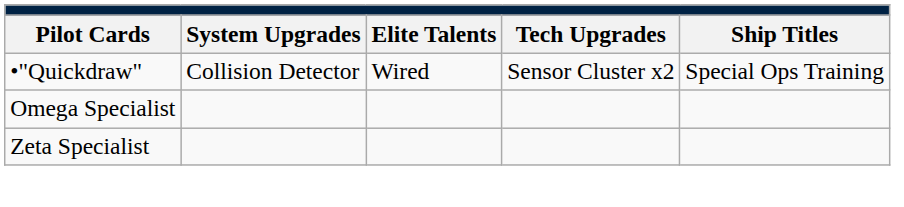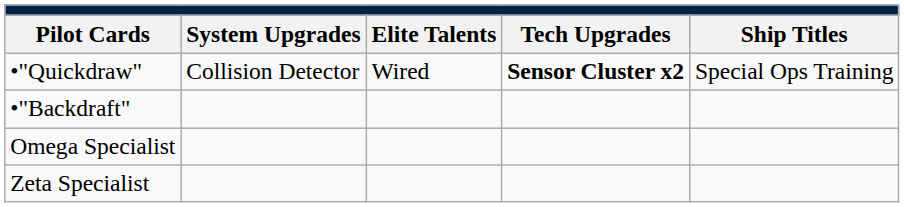(591, 71) normal -> (596, 71) bold
+ row: (70, 108)
